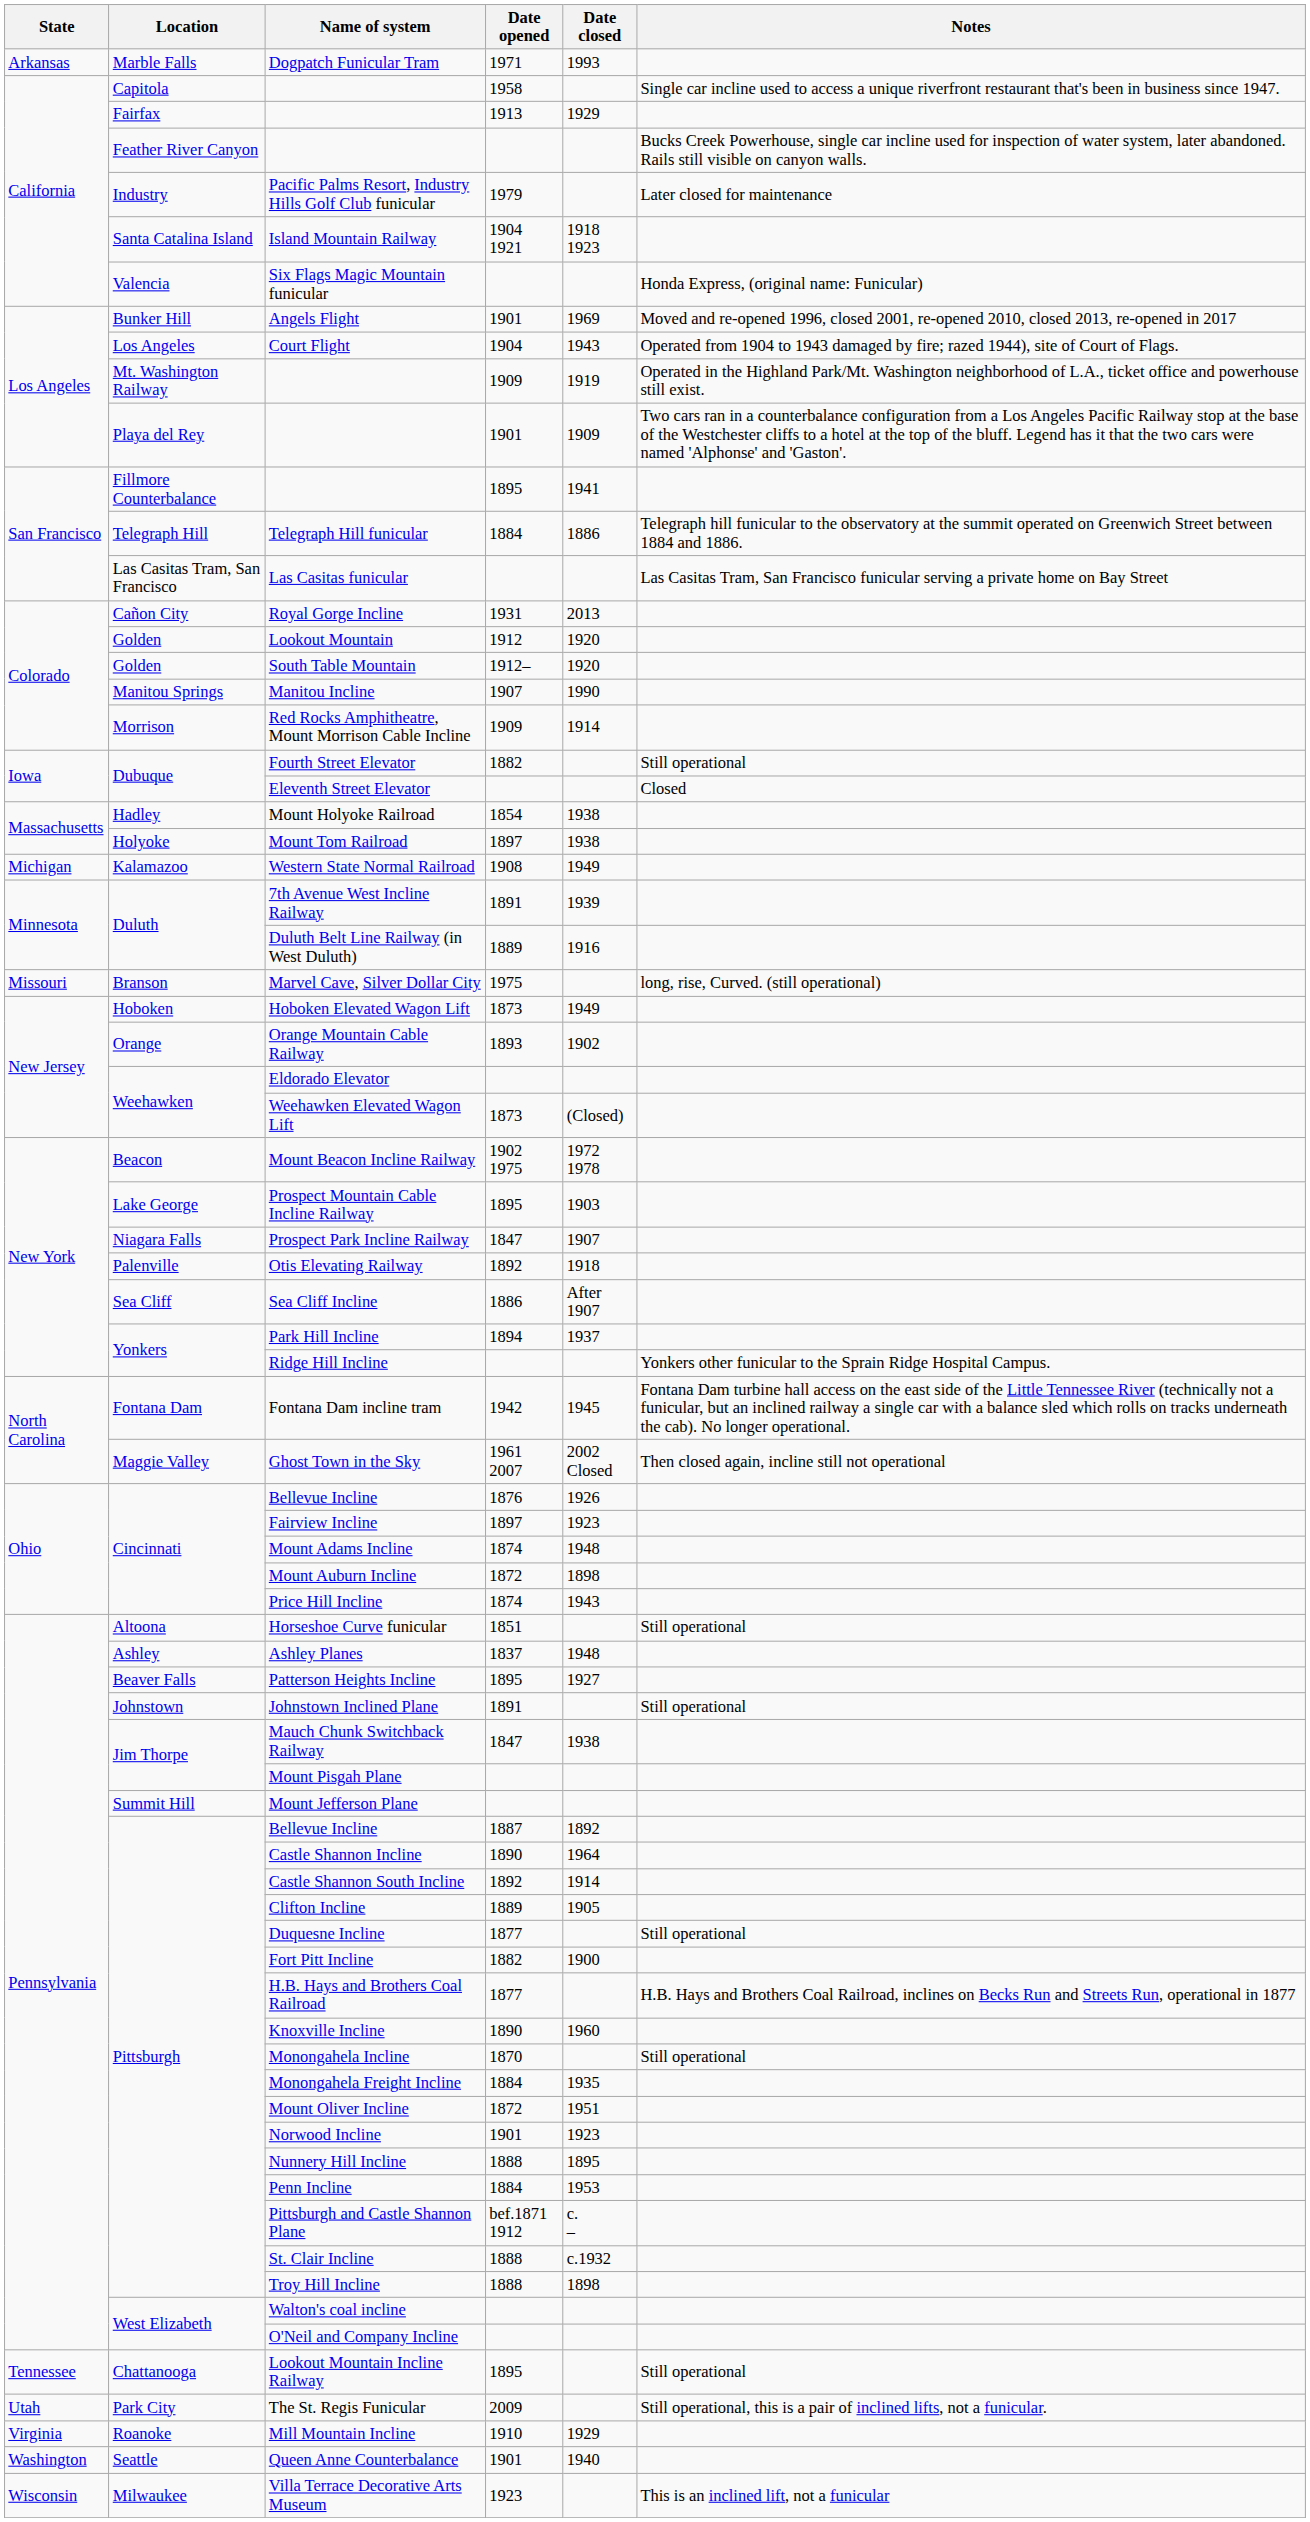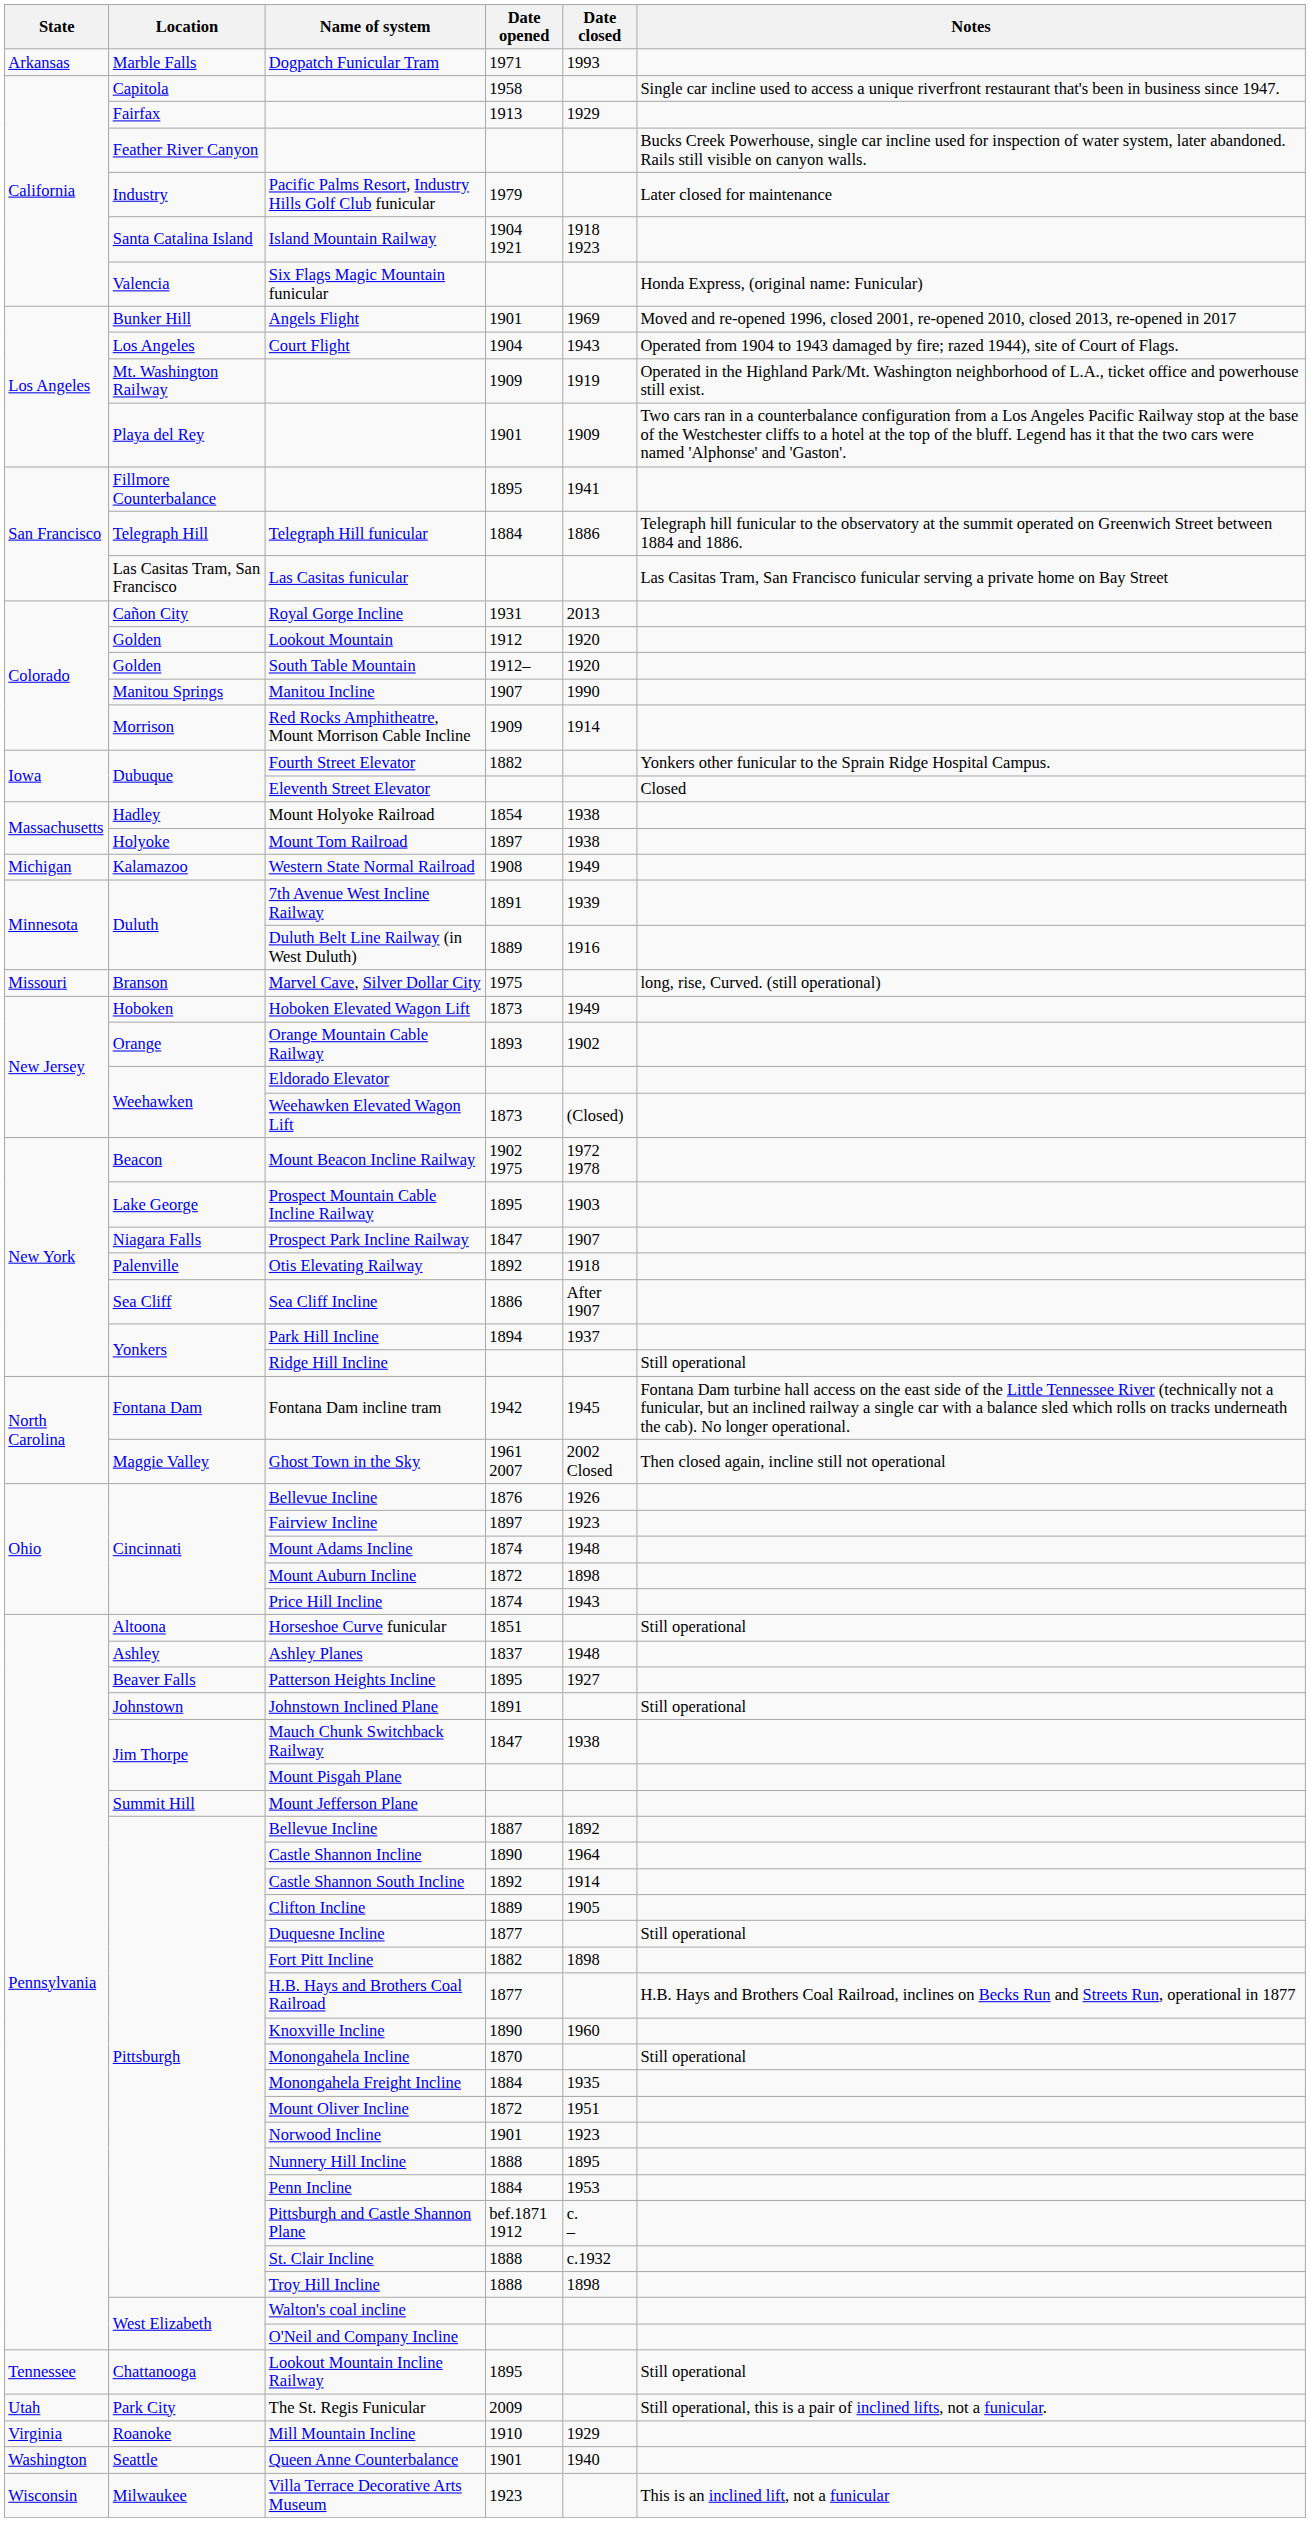(693, 762) Still operational -> (845, 762) Yonkers other funicular to the Sprain Ridge Hospital Campus.
(845, 1363) Yonkers other funicular to the Sprain Ridge Hospital Campus. -> (693, 1363) Still operational
(583, 1959) 1900 -> (583, 1959) 1898
